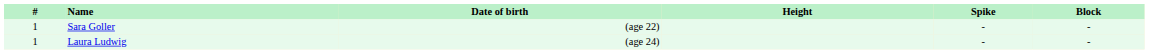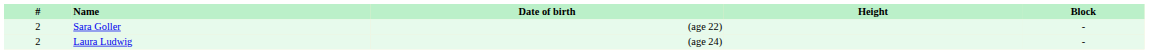- column: (983, 11)
(35, 26) 1 -> (38, 26) 2
(35, 41) 1 -> (38, 41) 2
